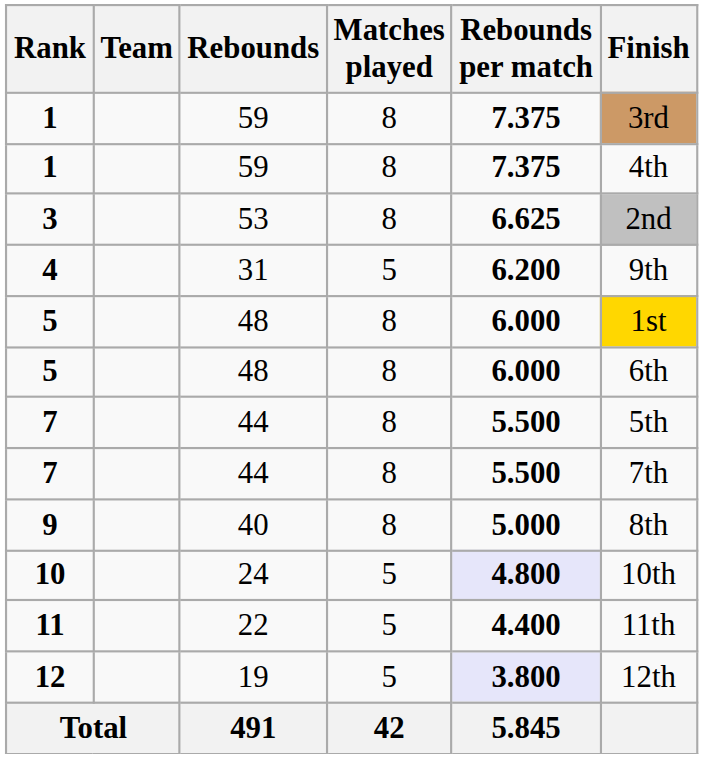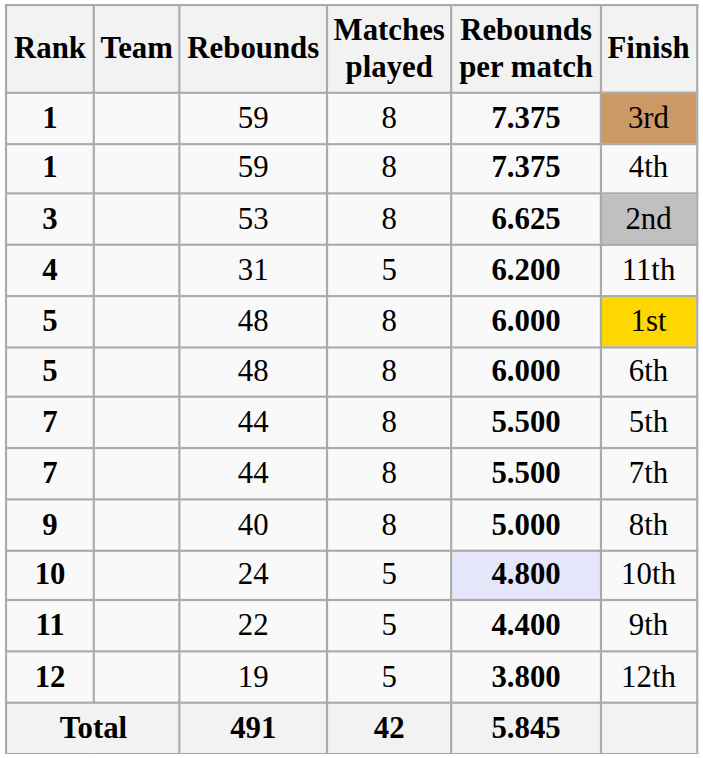(648, 269) 9th -> (648, 269) 11th
(648, 625) 11th -> (648, 625) 9th
(526, 676) lavender background -> (526, 676) no background
